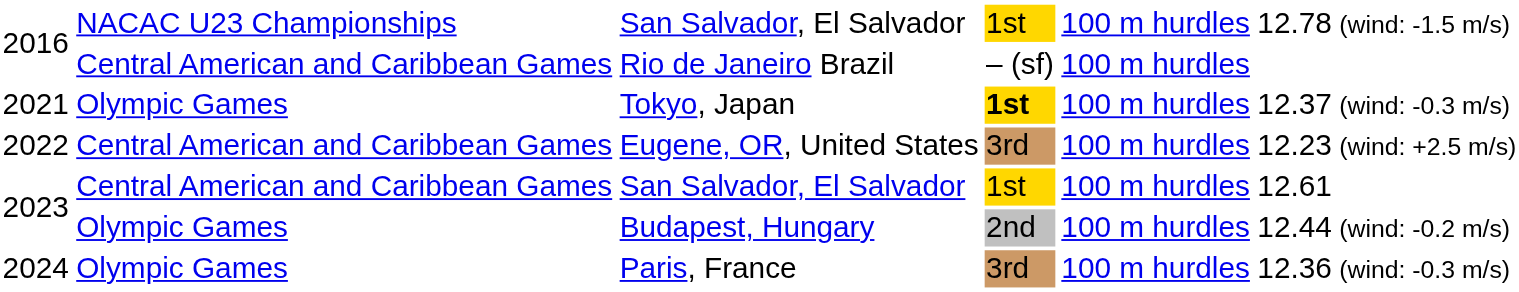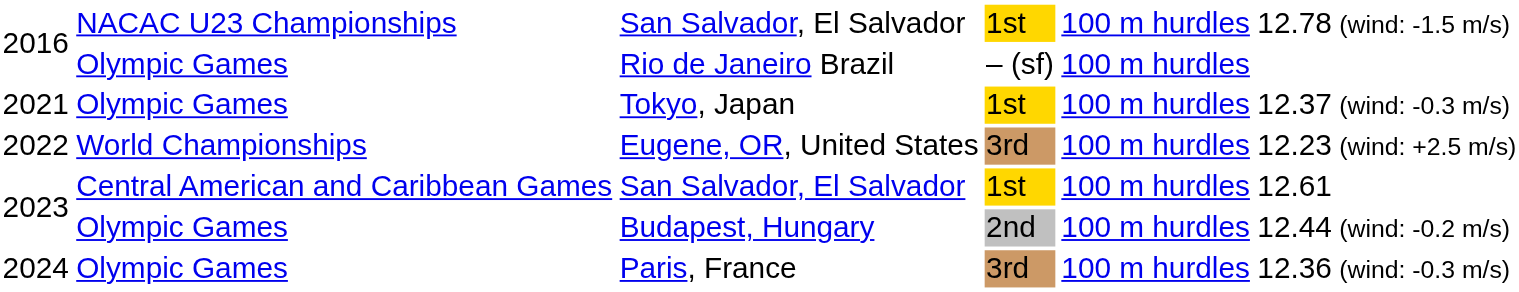(344, 63) Central American and Caribbean Games -> (182, 63) Olympic Games
(1008, 104) bold -> (1006, 104) normal
(344, 145) Central American and Caribbean Games -> (222, 145) World Championships
